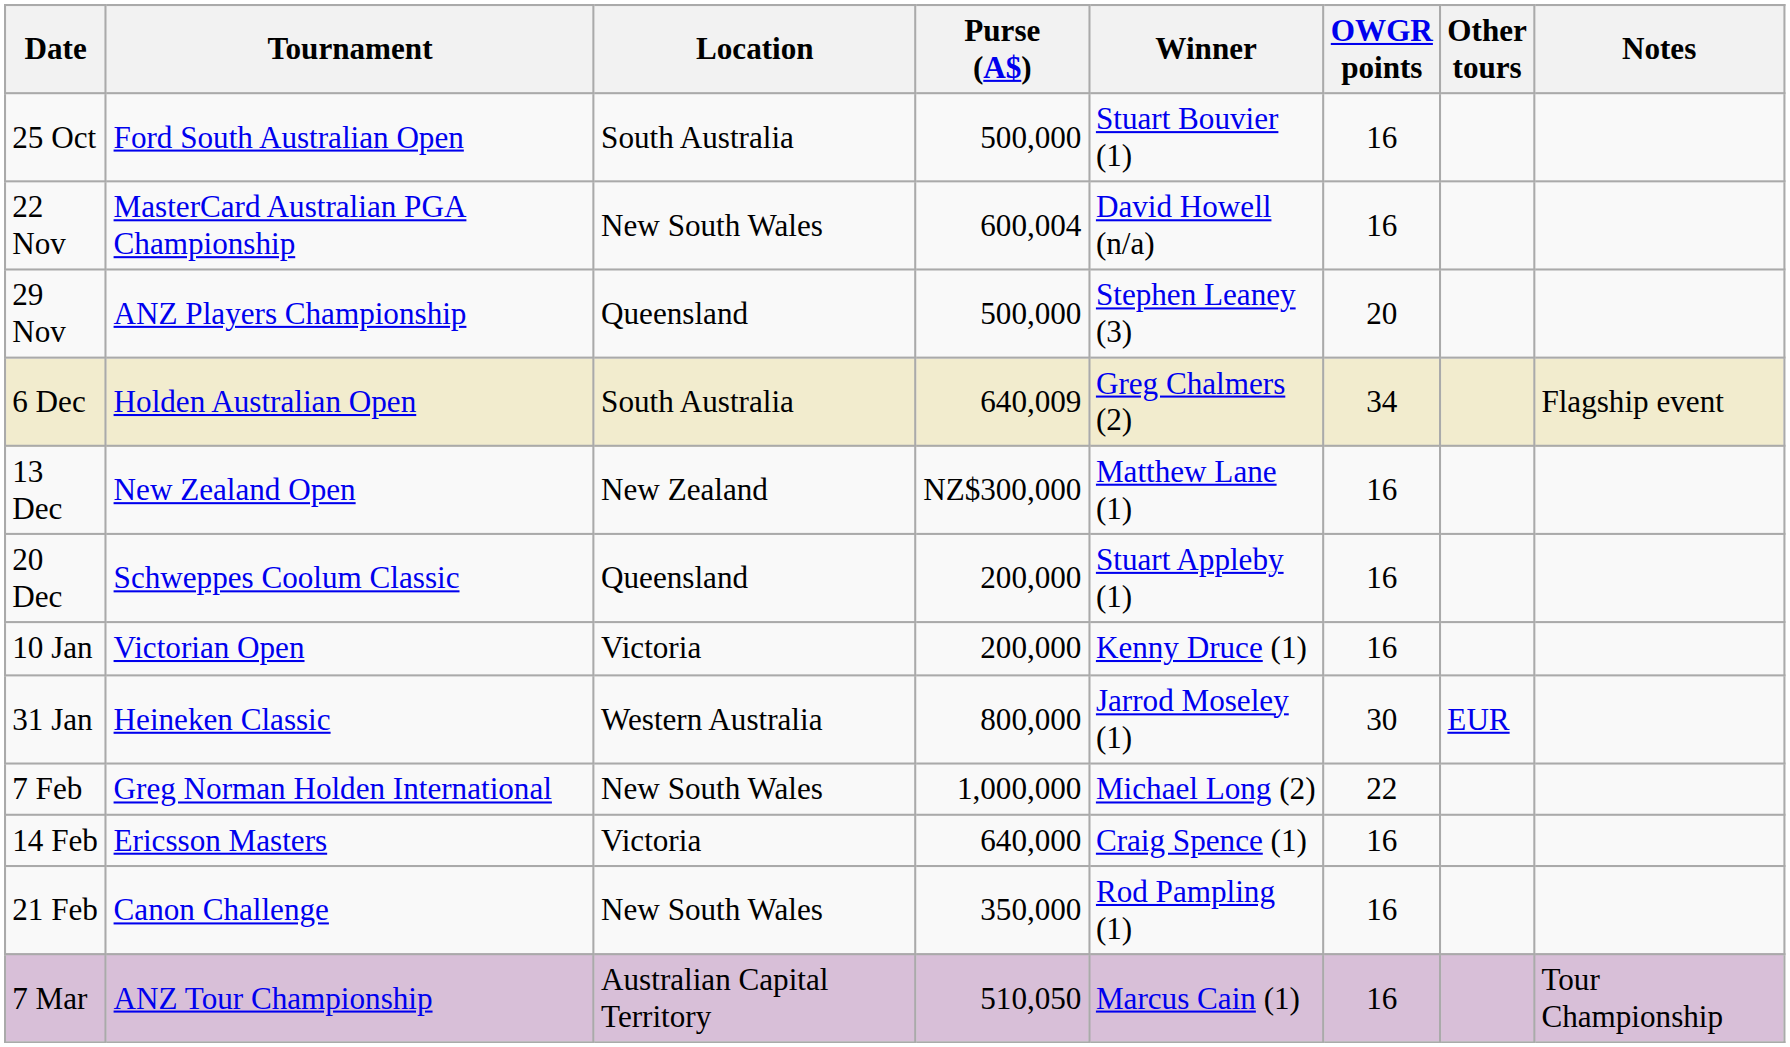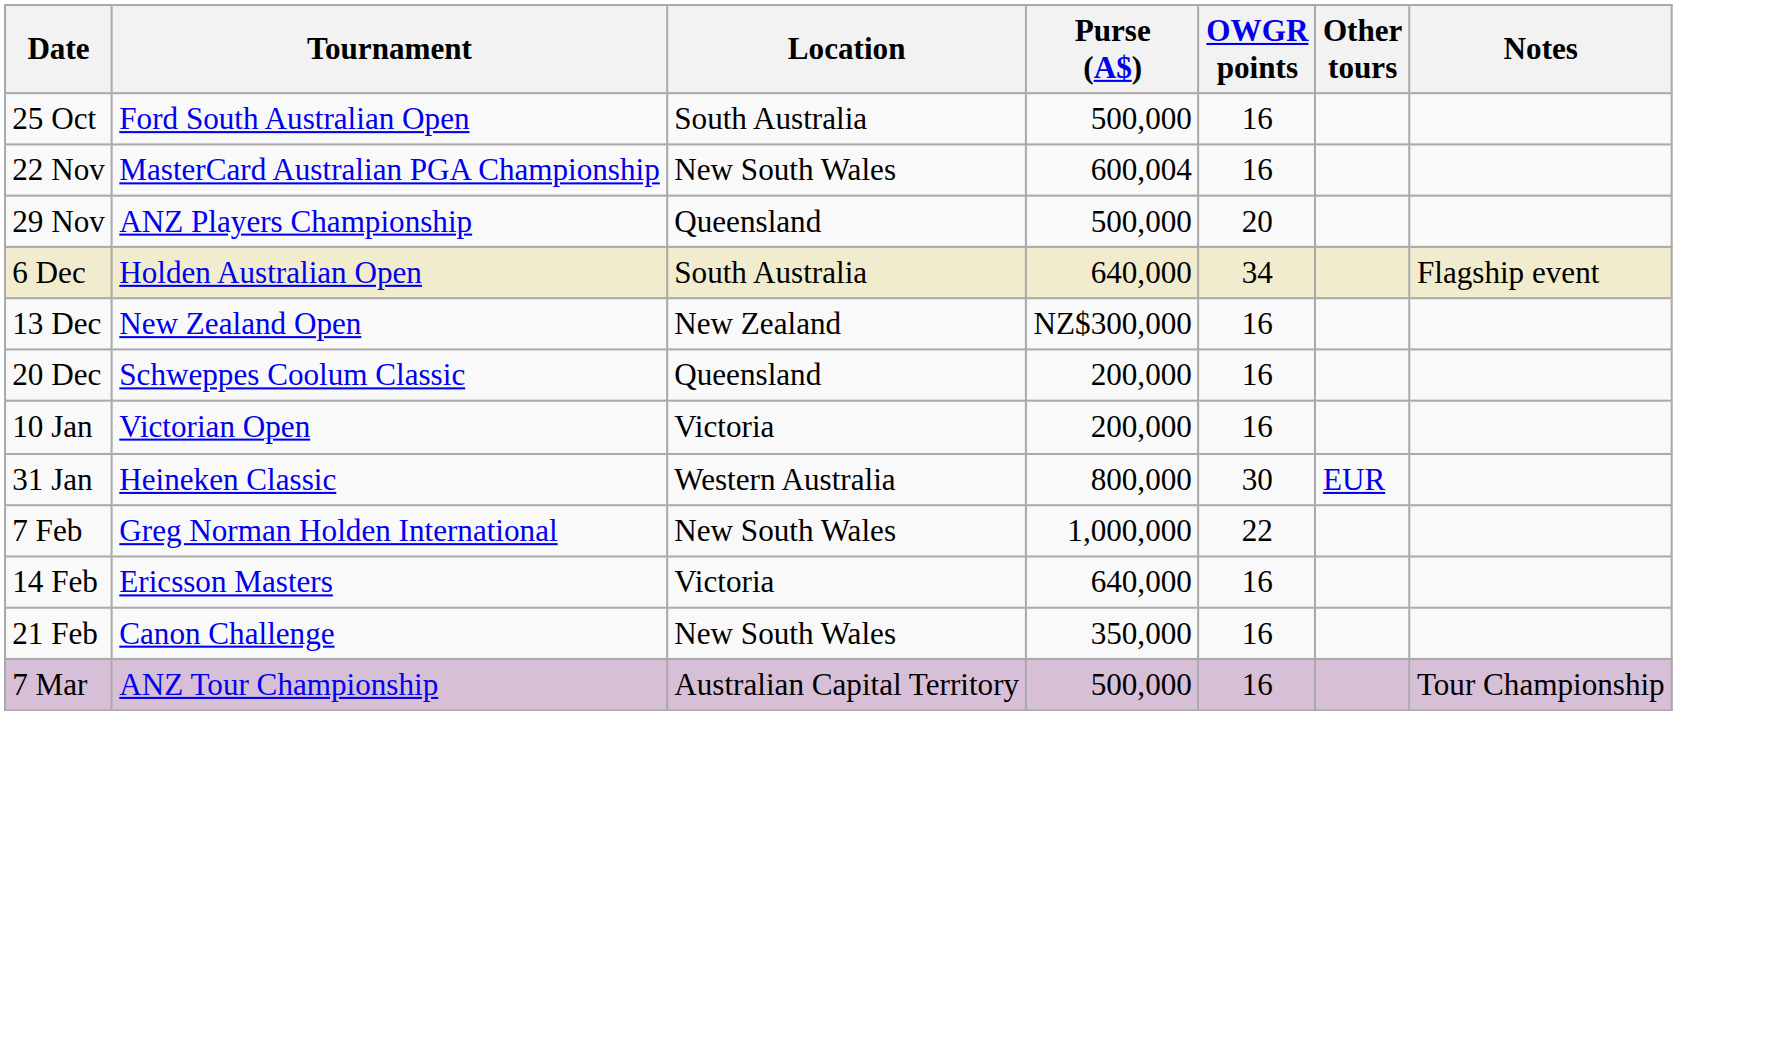- column: (1206, 48)
(1031, 401) 640,009 -> (1141, 272) 640,000
(1031, 997) 510,050 -> (1141, 683) 500,000
